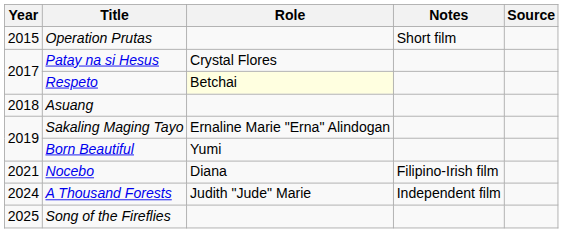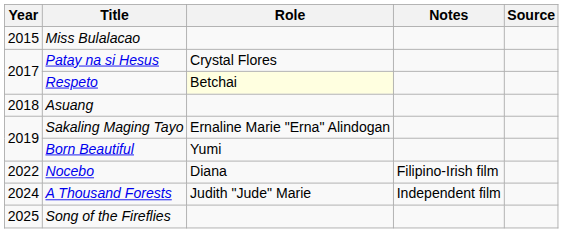- row: (99, 37)
+ row: (93, 37)
(23, 171) 2021 -> (23, 171) 2022
